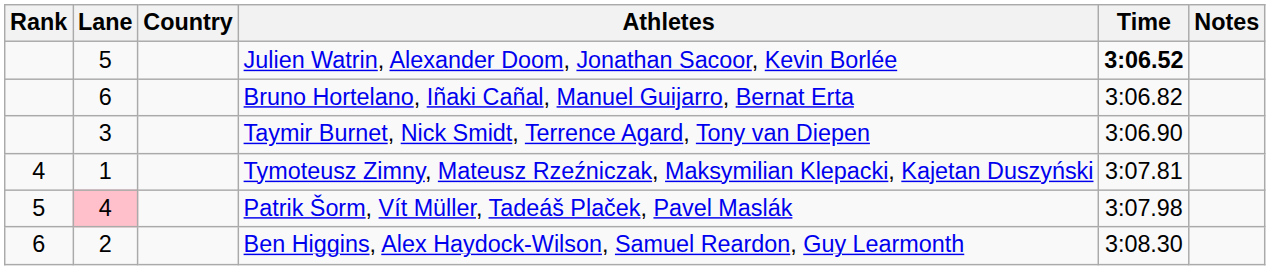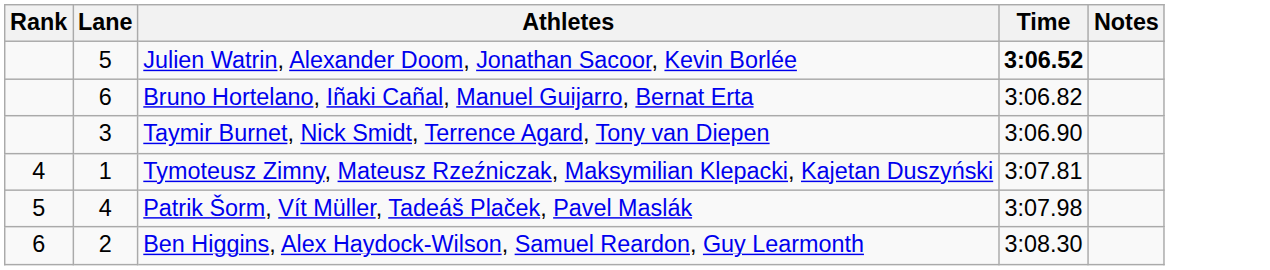- column: (188, 23)
(105, 208) pink background -> (105, 208) no background
